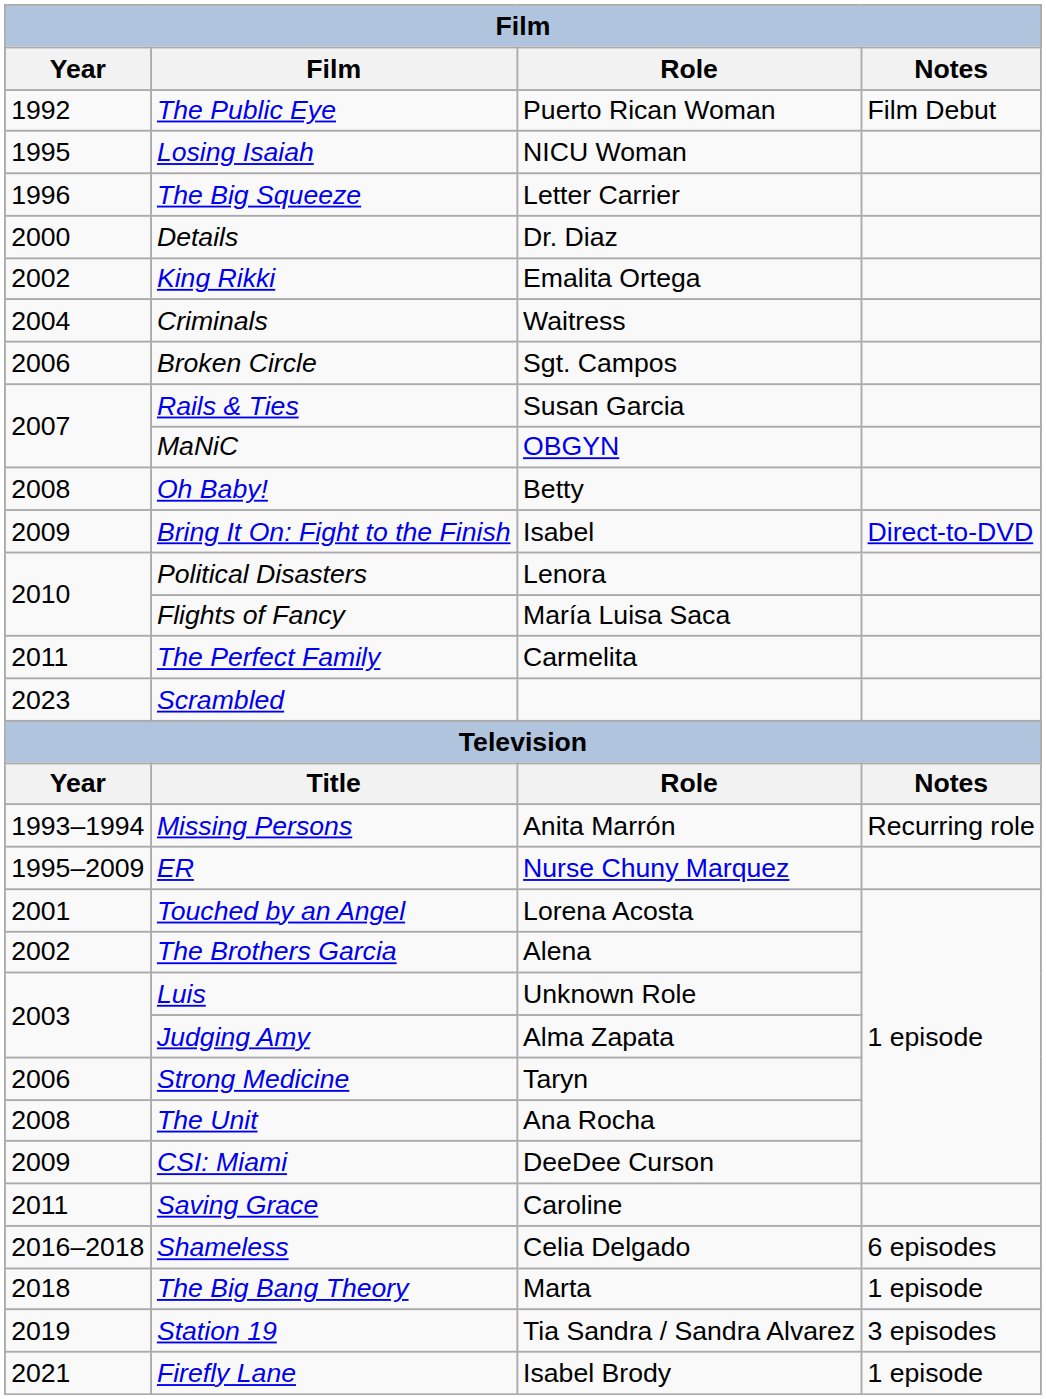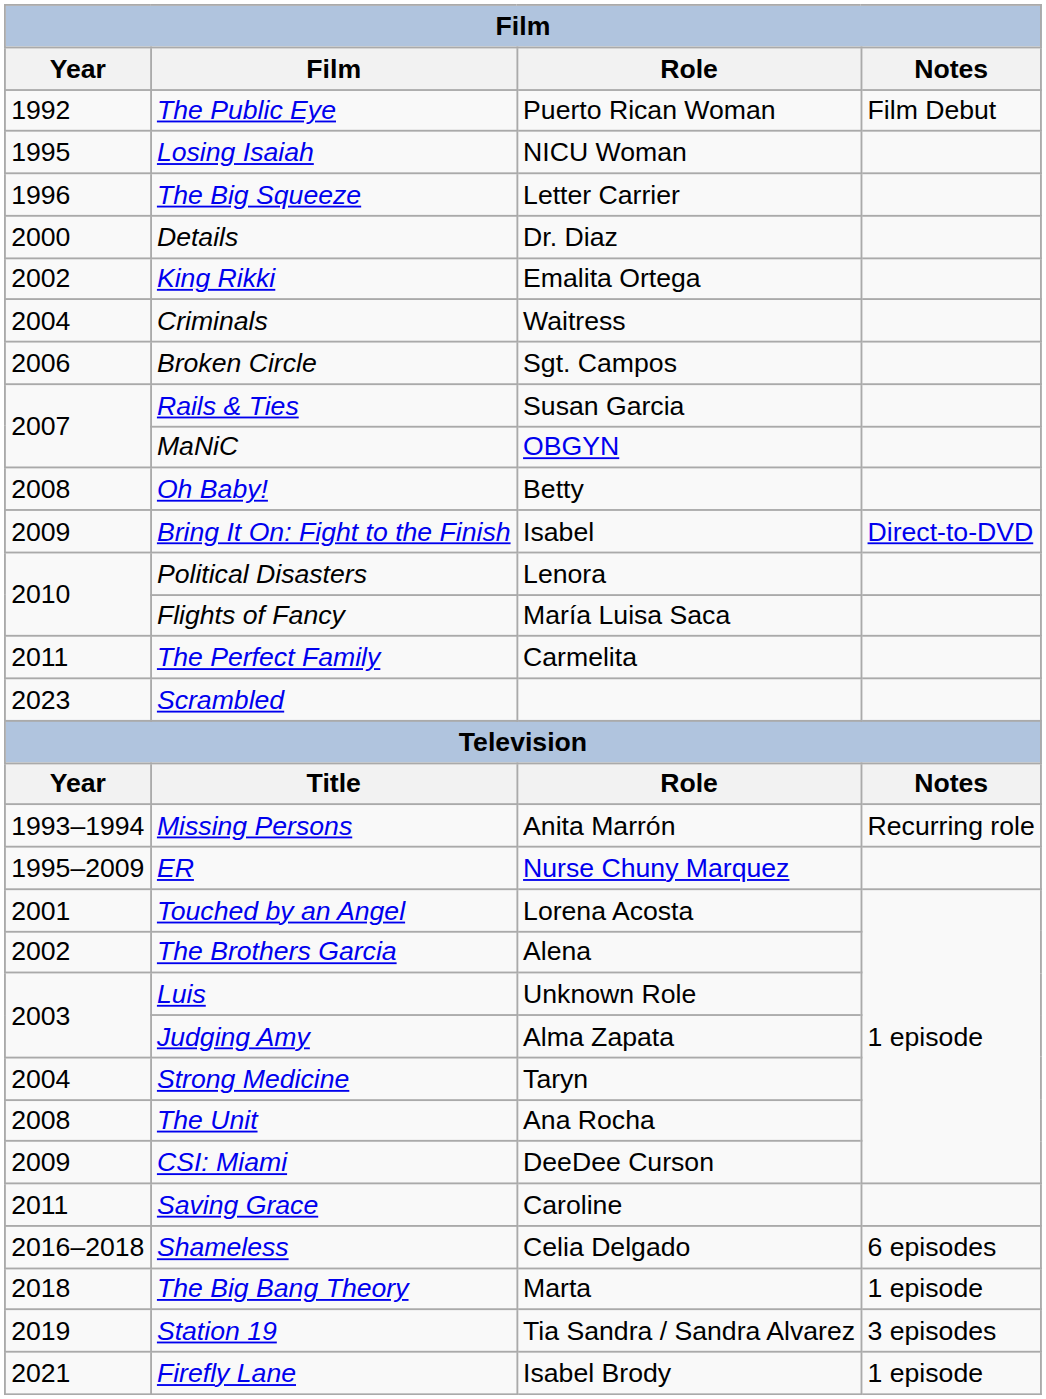(41, 1079) 2006 -> (41, 1079) 2004
